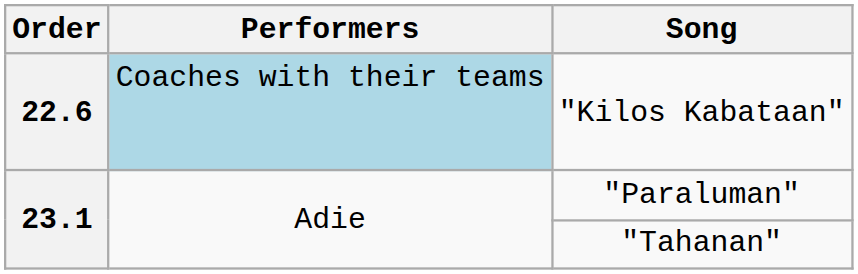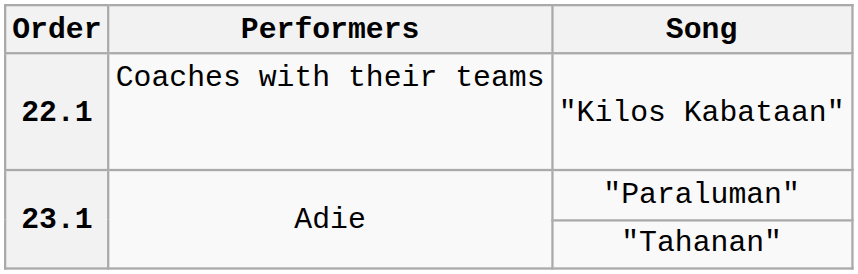(57, 112) 22.6 -> (57, 112) 22.1
(330, 78) lightblue background -> (330, 78) no background
